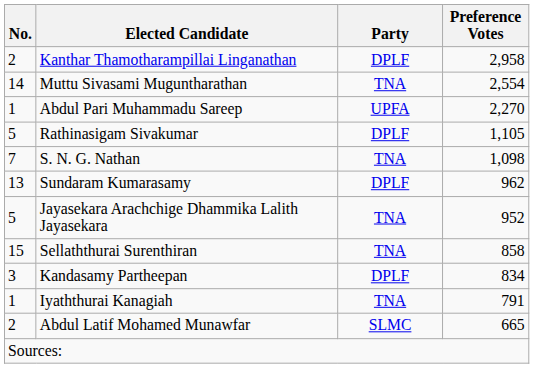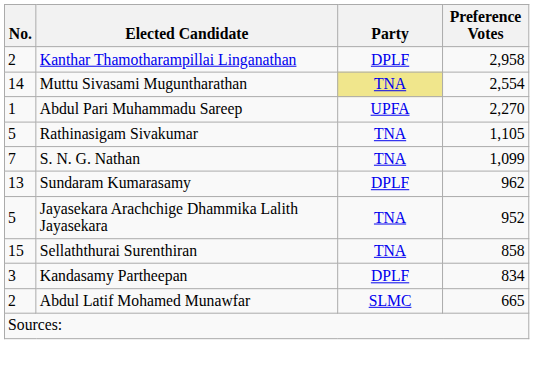(390, 84) no background -> (390, 84) khaki background
(390, 134) DPLF -> (390, 134) TNA
(507, 158) 1,098 -> (507, 158) 1,099
- row: (106, 300)
